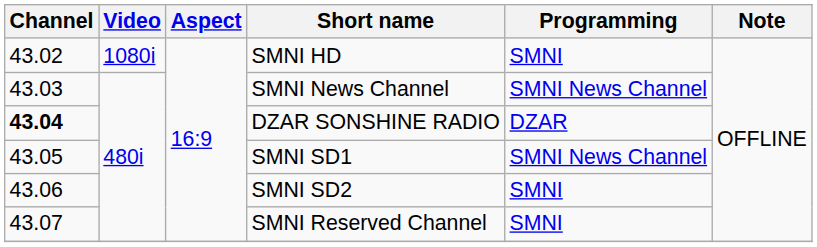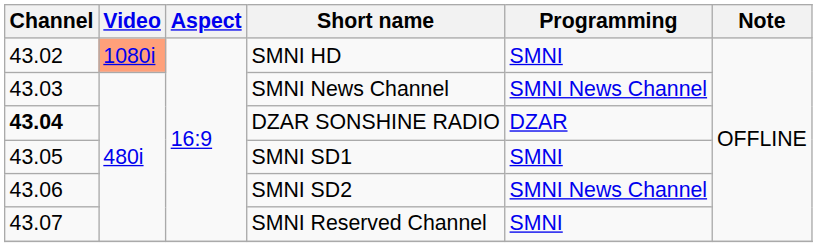(129, 55) no background -> (129, 55) lightsalmon background
(608, 156) SMNI News Channel -> (536, 156) SMNI
(536, 190) SMNI -> (608, 190) SMNI News Channel
